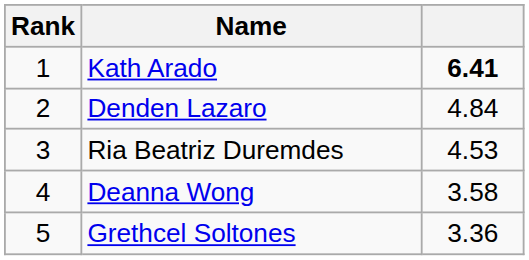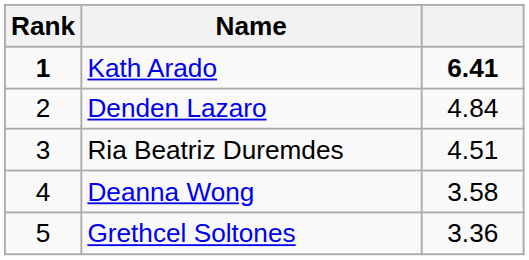(43, 67) normal -> (43, 67) bold
(473, 150) 4.53 -> (473, 150) 4.51
